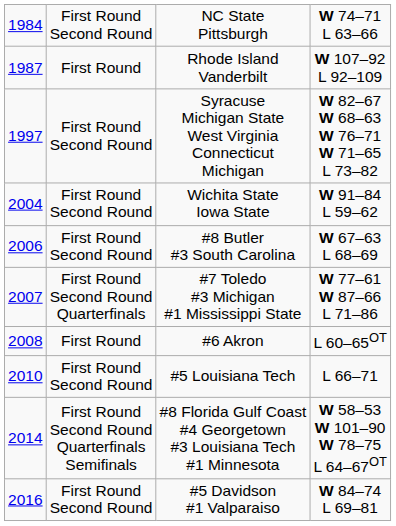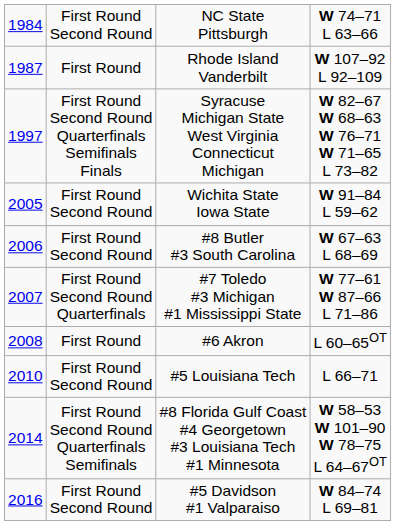(101, 135) First Round Second Round -> (101, 135) First Round Second Round Quarterfinals Semifinals Finals
(25, 204) 2004 -> (25, 204) 2005
